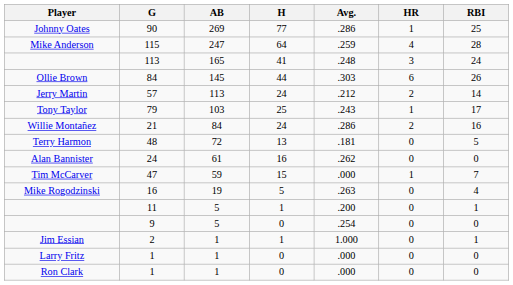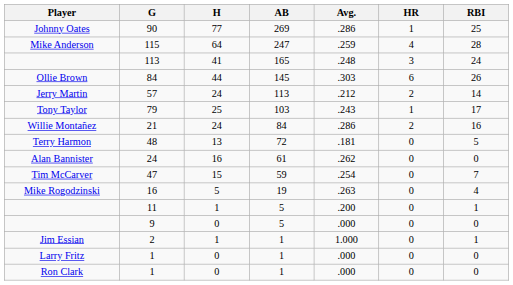columns swapped: (217, 12) <-> (282, 12)
(346, 175) .000 -> (346, 175) .254
(411, 175) 1 -> (411, 175) 0
(346, 223) .254 -> (346, 223) .000
